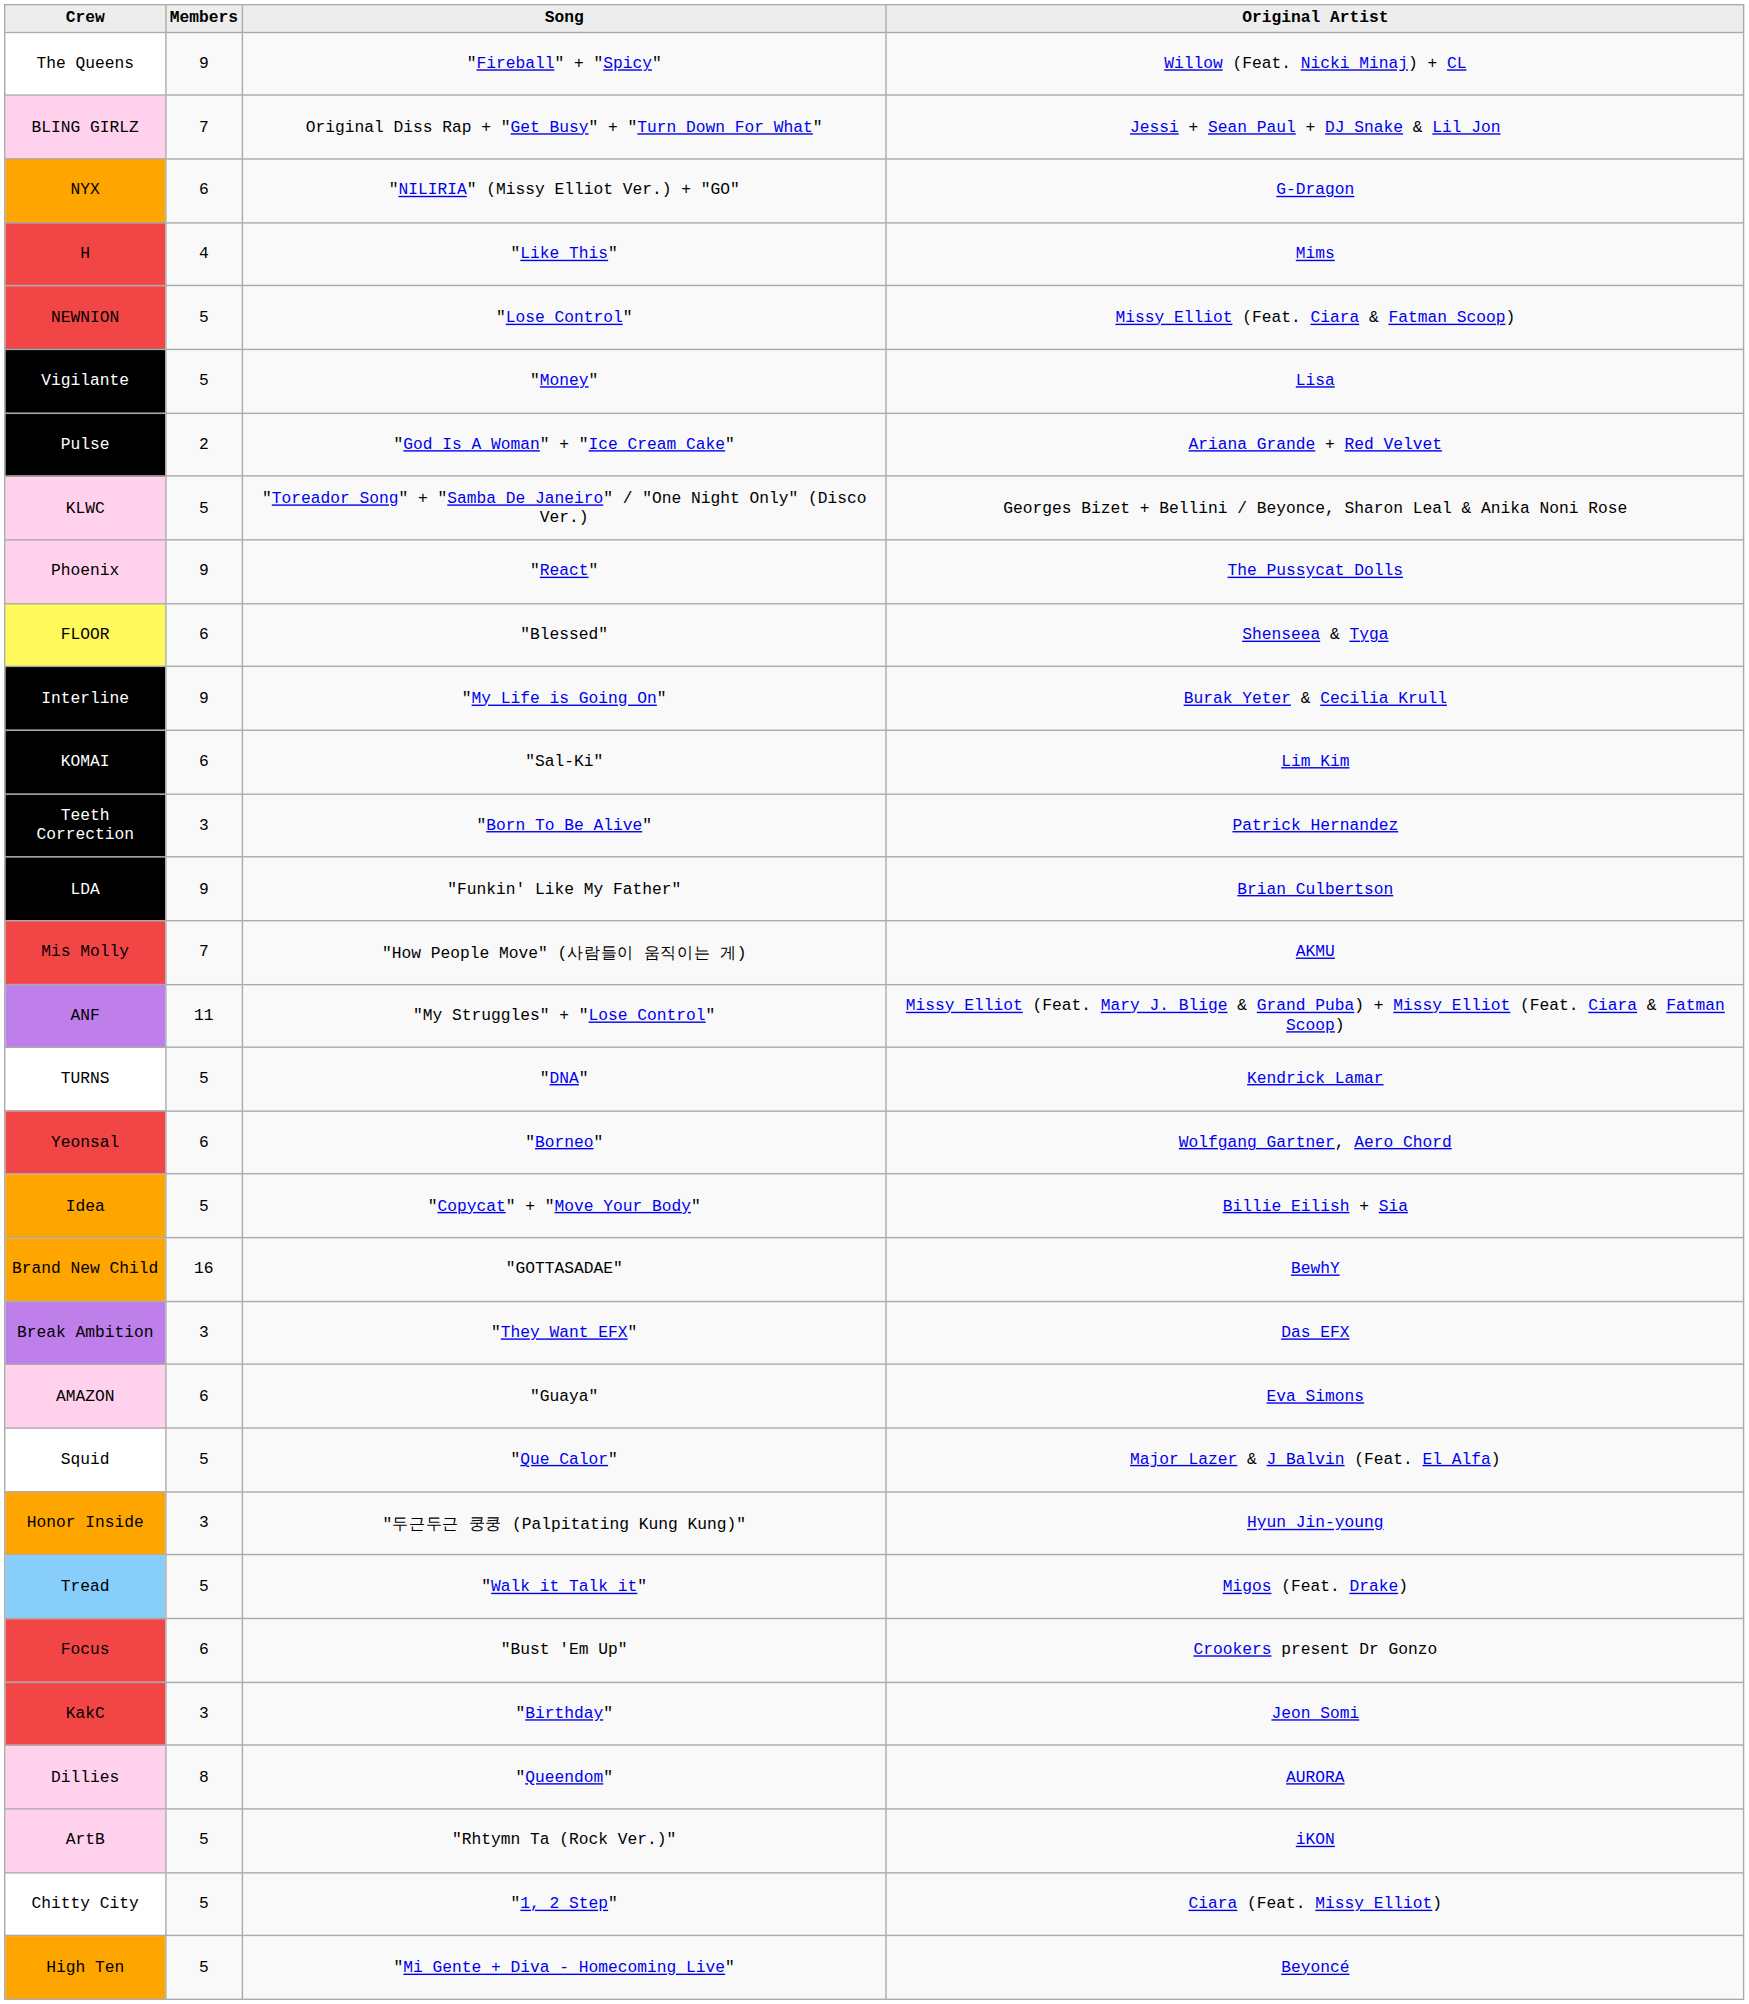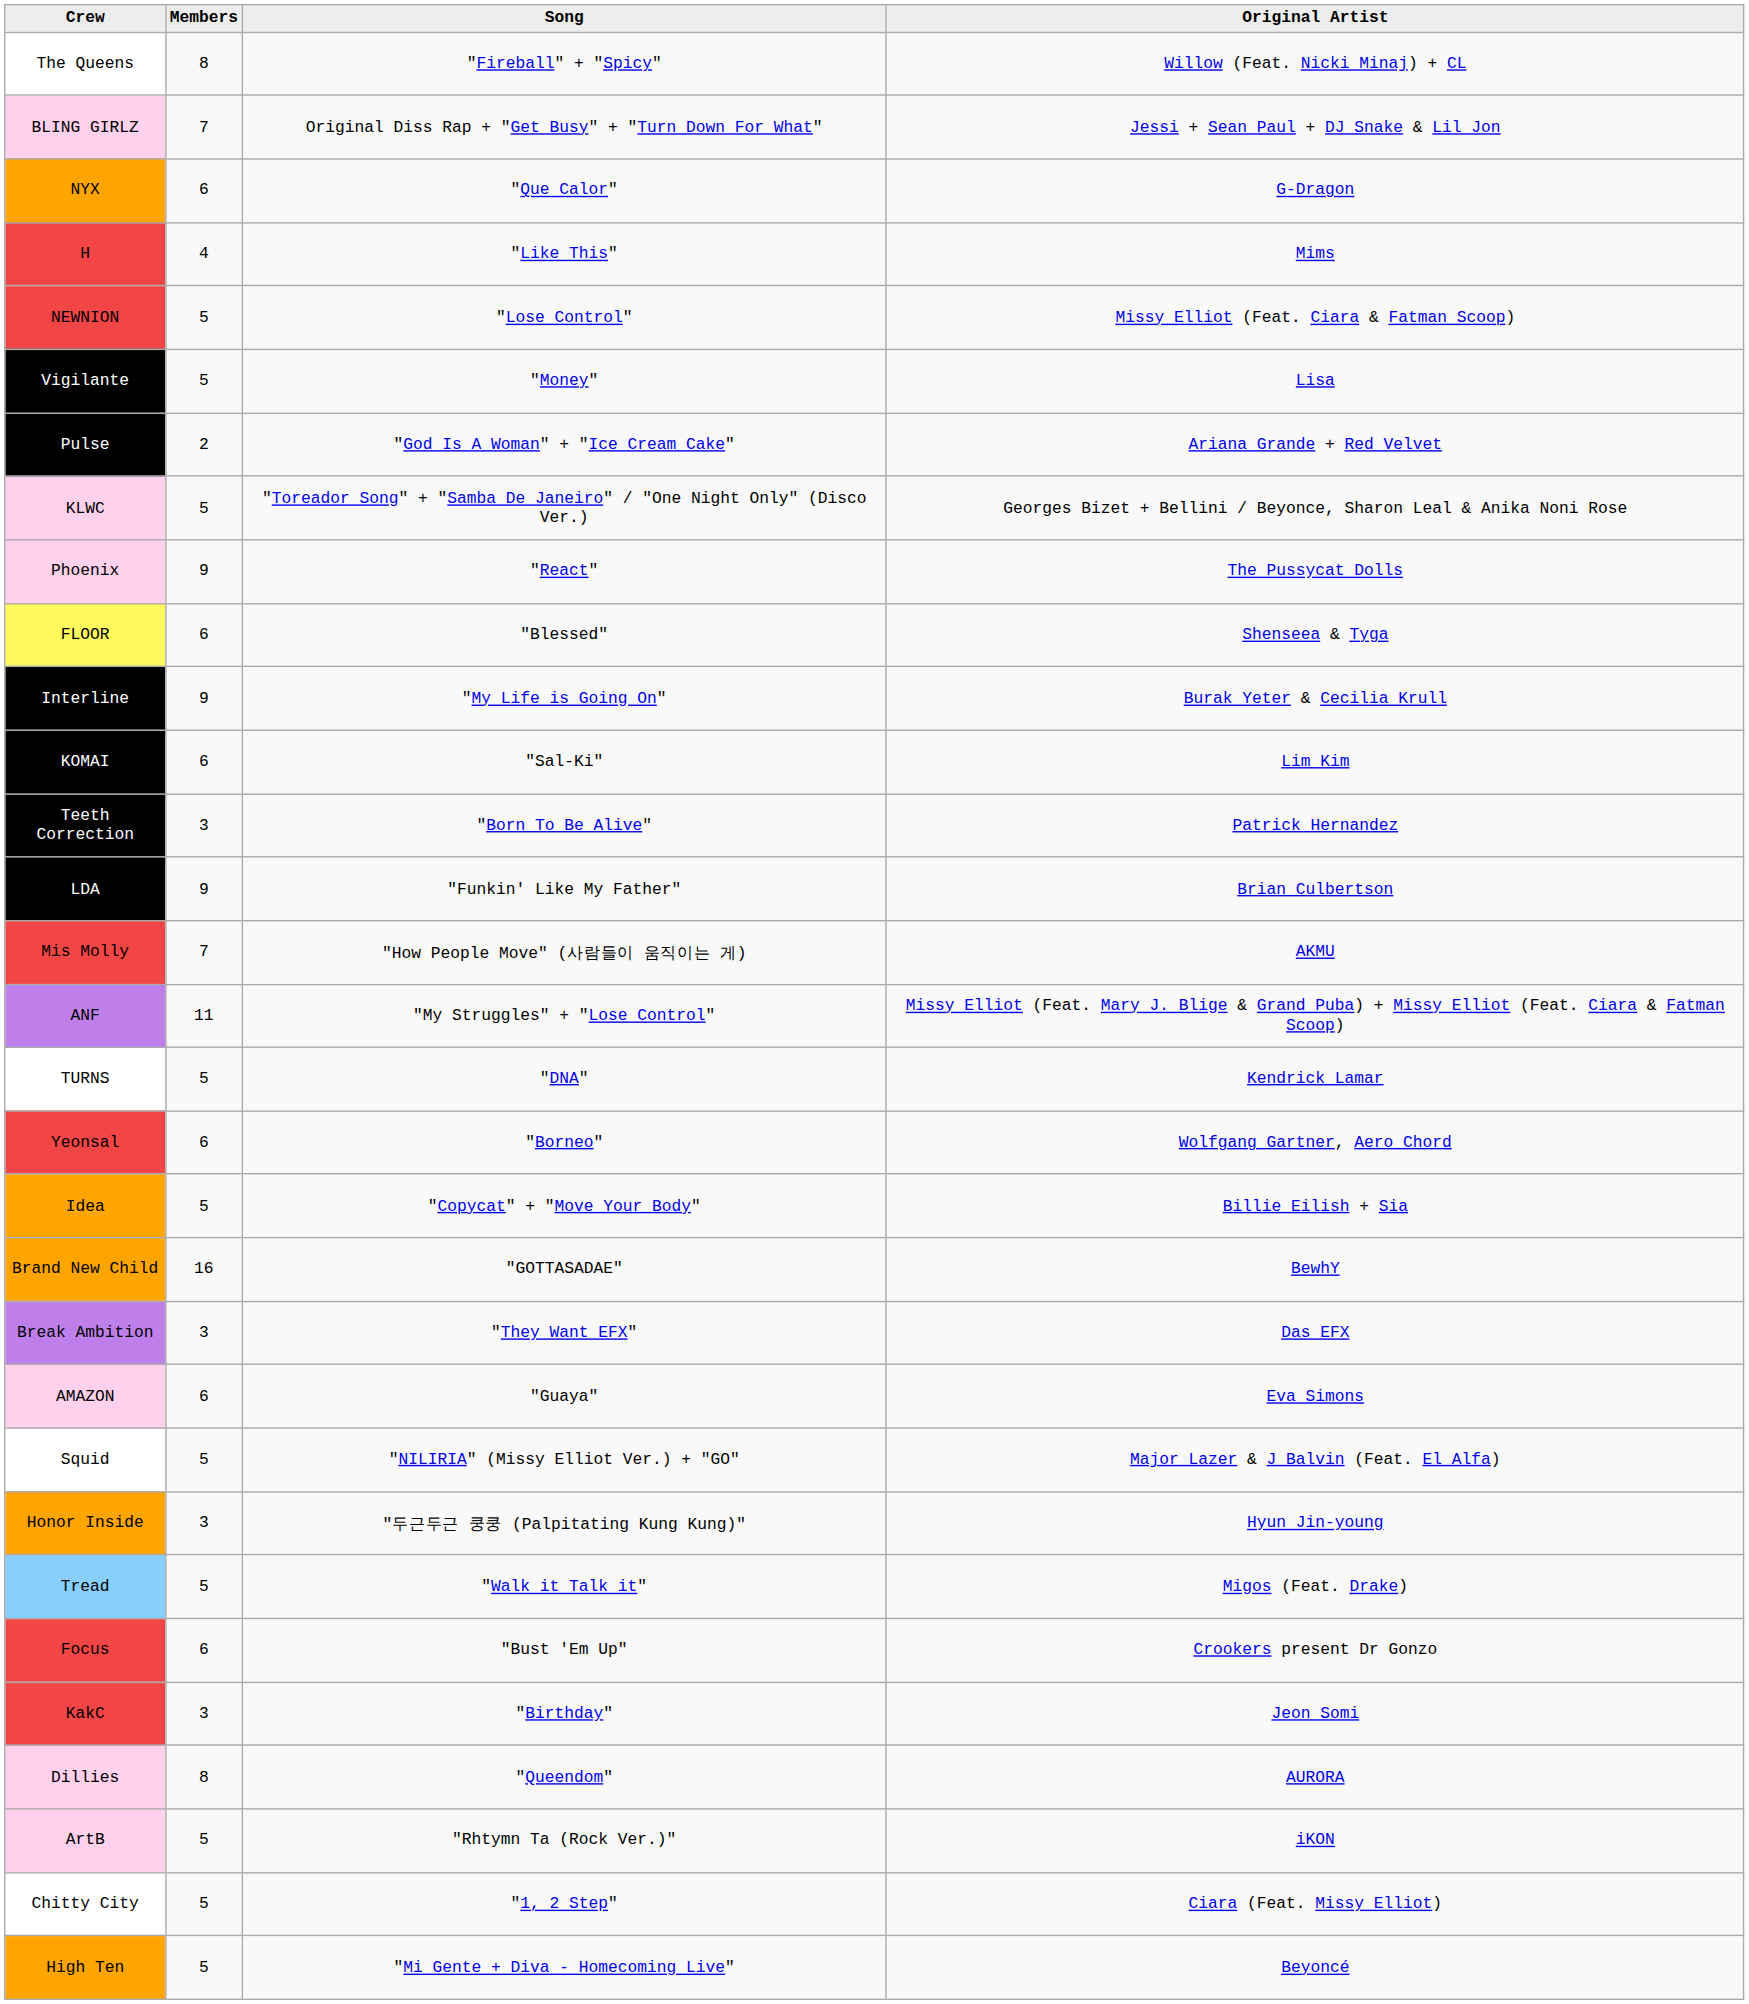(204, 63) 9 -> (204, 63) 8
(564, 190) "NILIRIA" (Missy Elliot Ver.) + "GO" -> (564, 190) "Que Calor"
(564, 1460) "Que Calor" -> (564, 1460) "NILIRIA" (Missy Elliot Ver.) + "GO"
